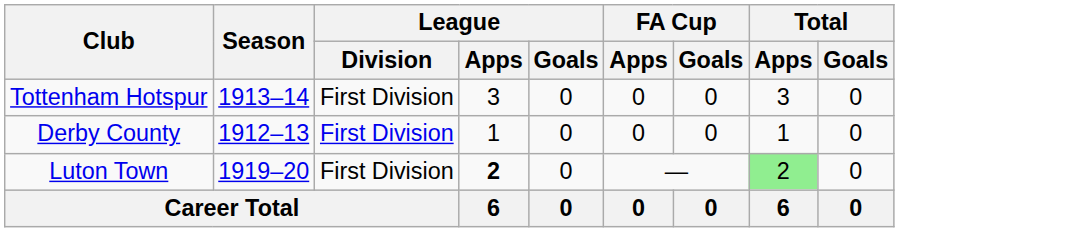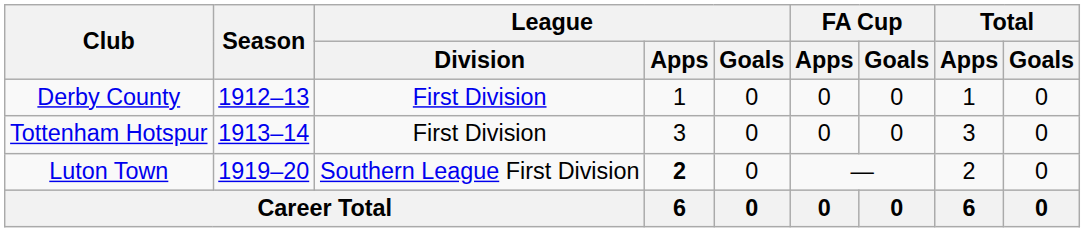rows swapped: (109, 134) <-> (109, 97)
(387, 171) First Division -> (480, 171) Southern League First Division
(783, 171) lightgreen background -> (969, 171) no background
